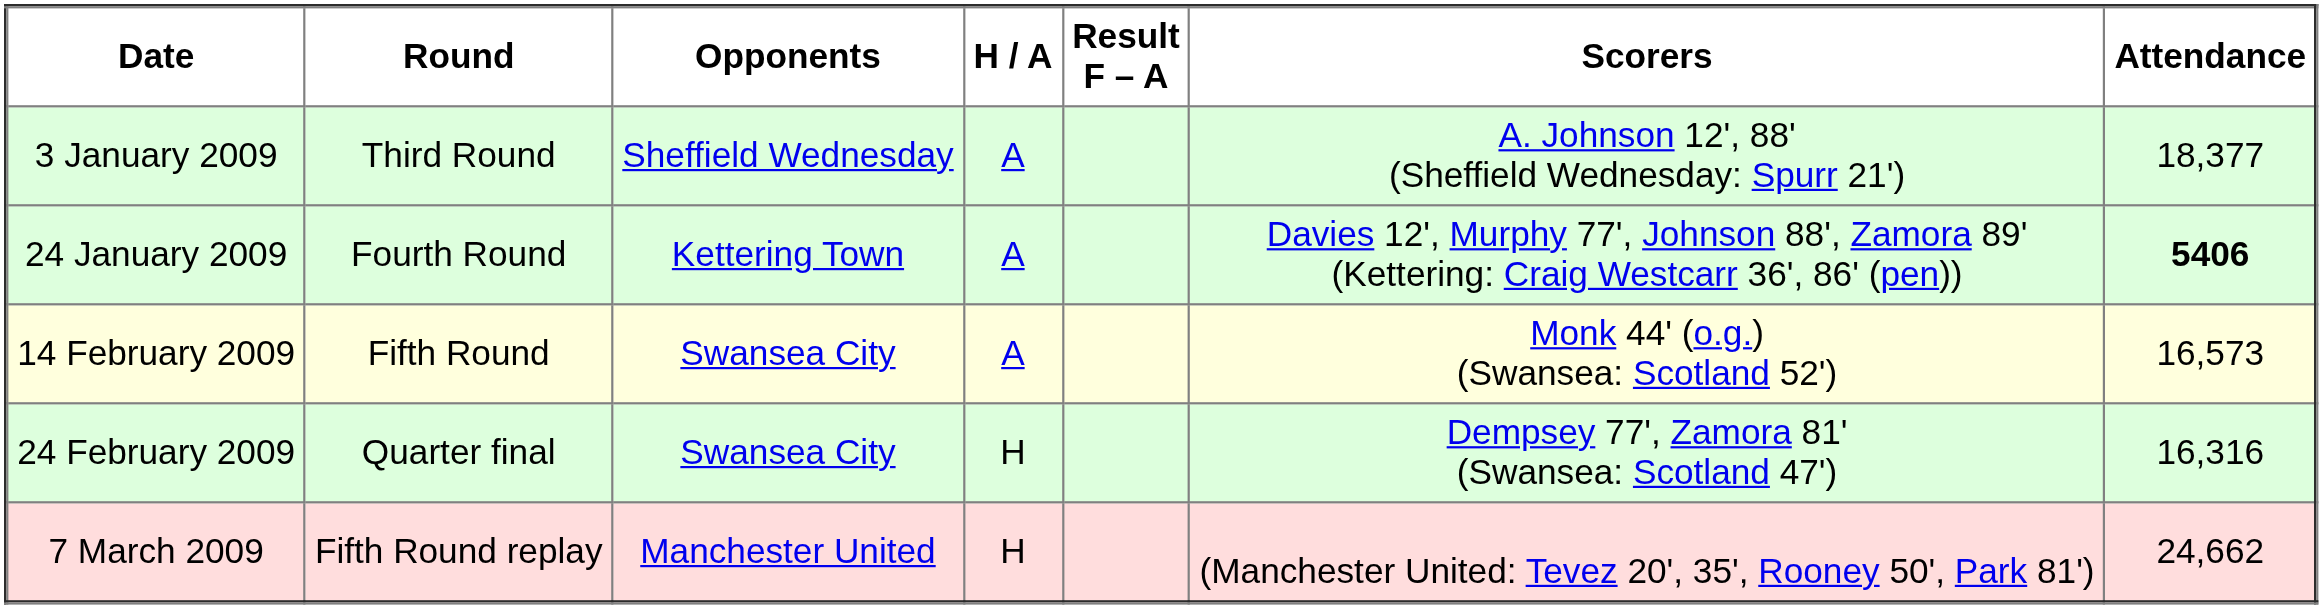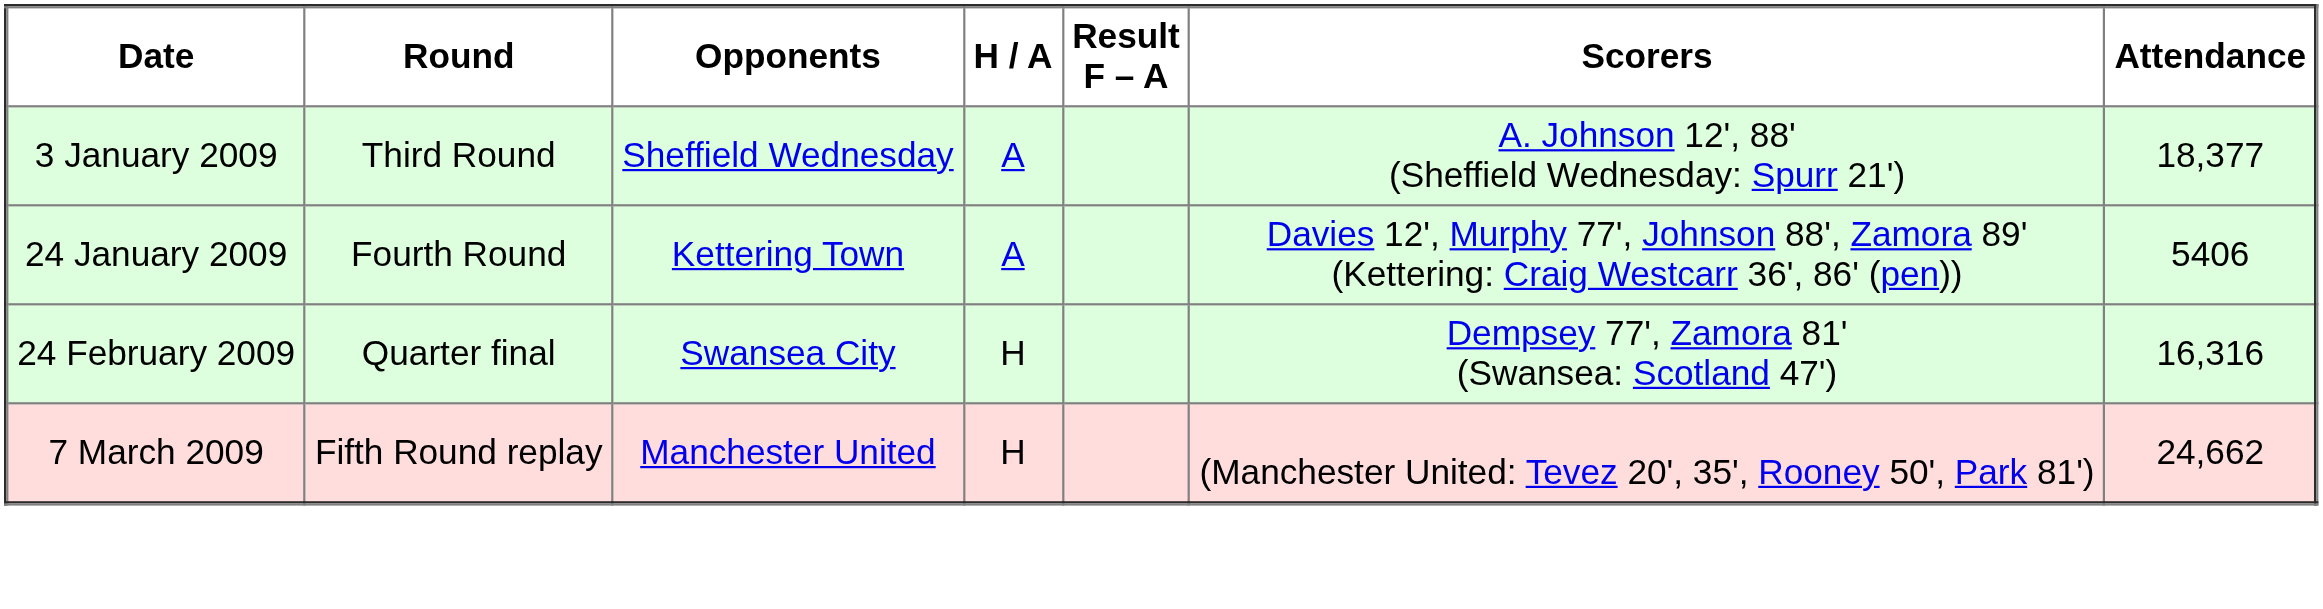(2210, 254) bold -> (2210, 254) normal
- row: (156, 353)
